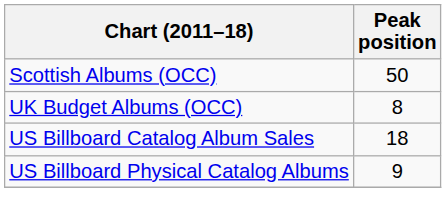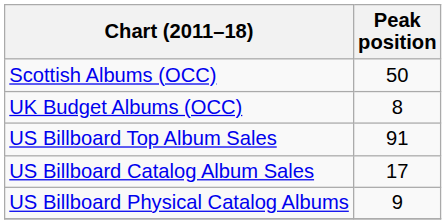+ row: (143, 139)
(397, 139) 18 -> (397, 171) 17
